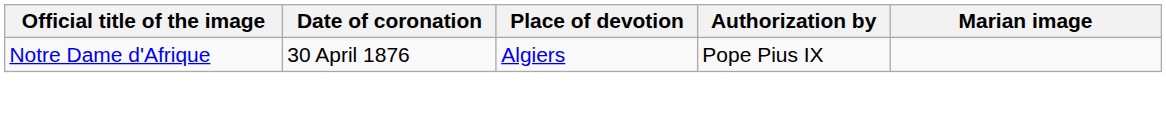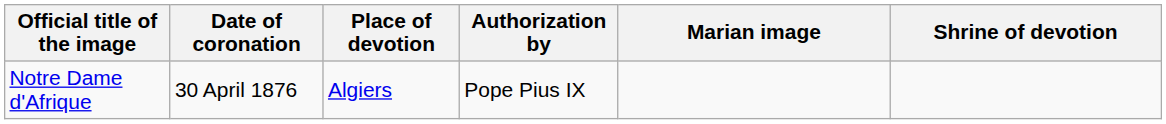+ column: (1026, 32)
